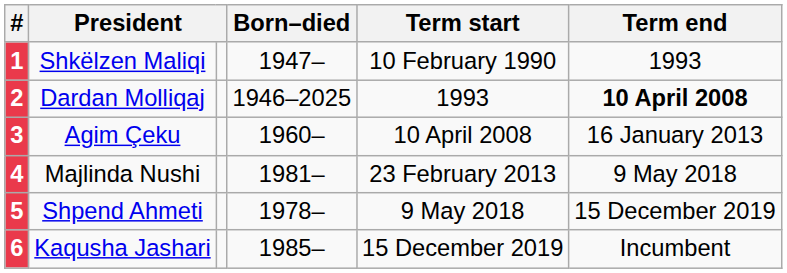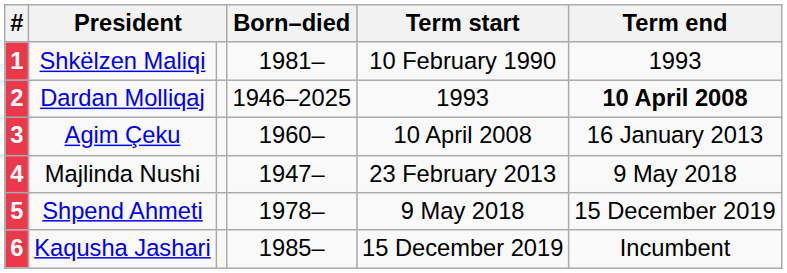(292, 60) 1947– -> (292, 60) 1981–
(292, 173) 1981– -> (292, 173) 1947–
